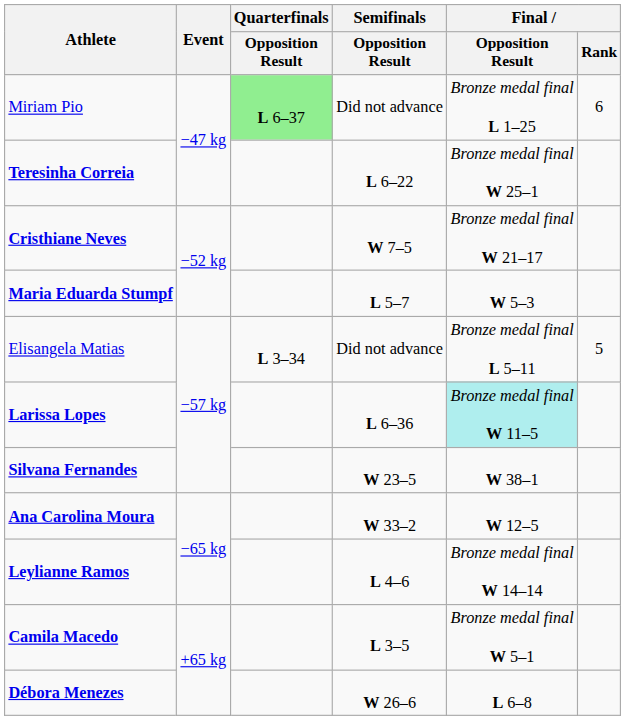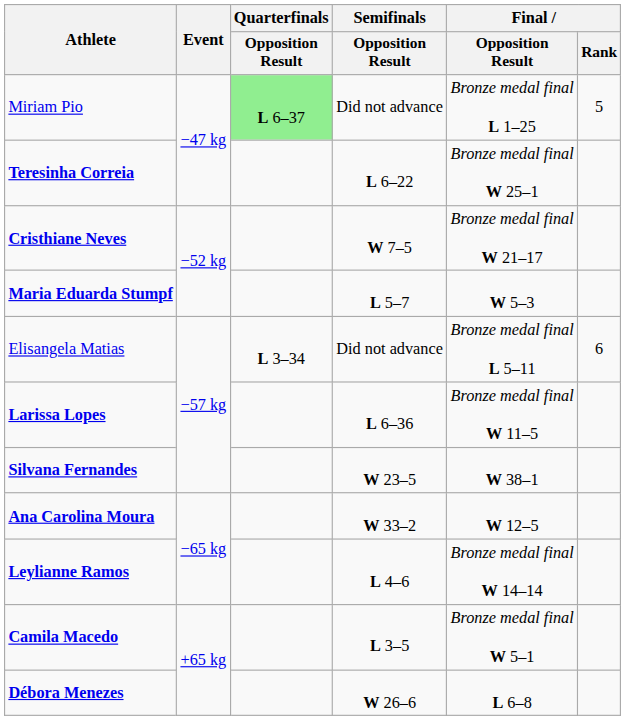(599, 107) 6 -> (599, 107) 5
(599, 349) 5 -> (599, 349) 6
(512, 414) paleturquoise background -> (512, 414) no background
